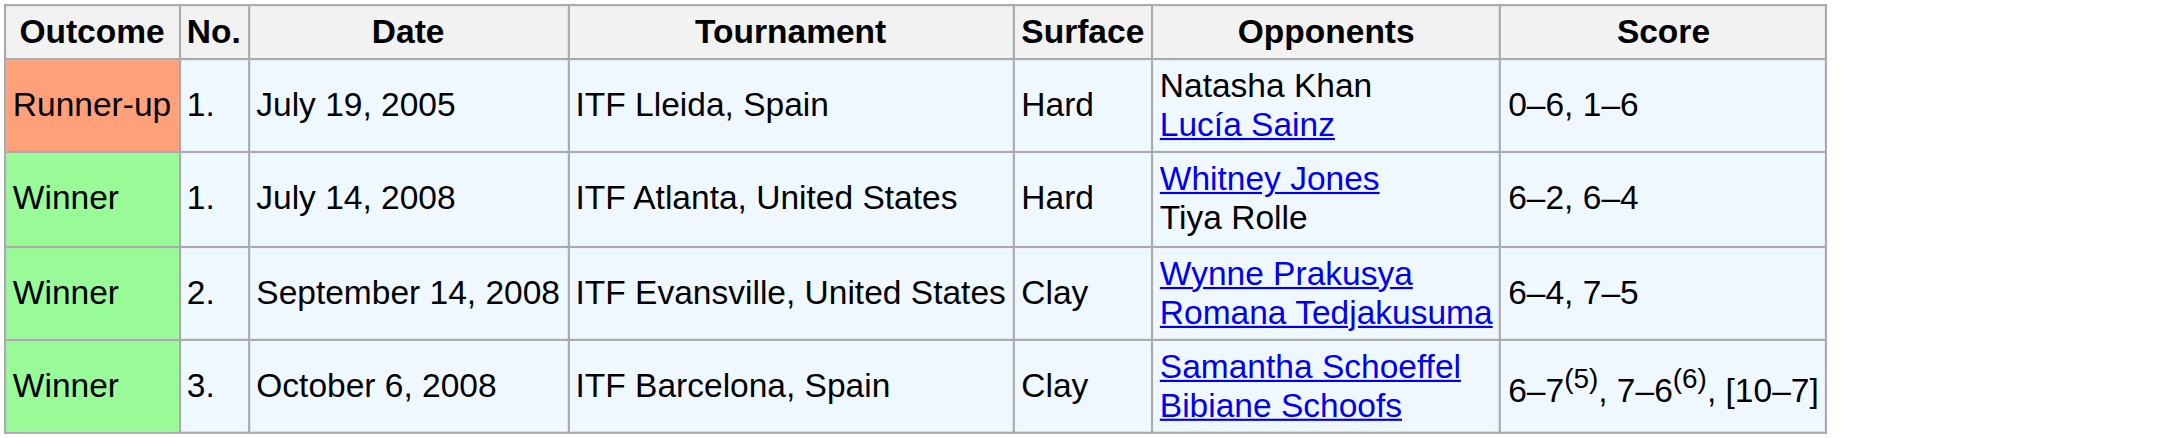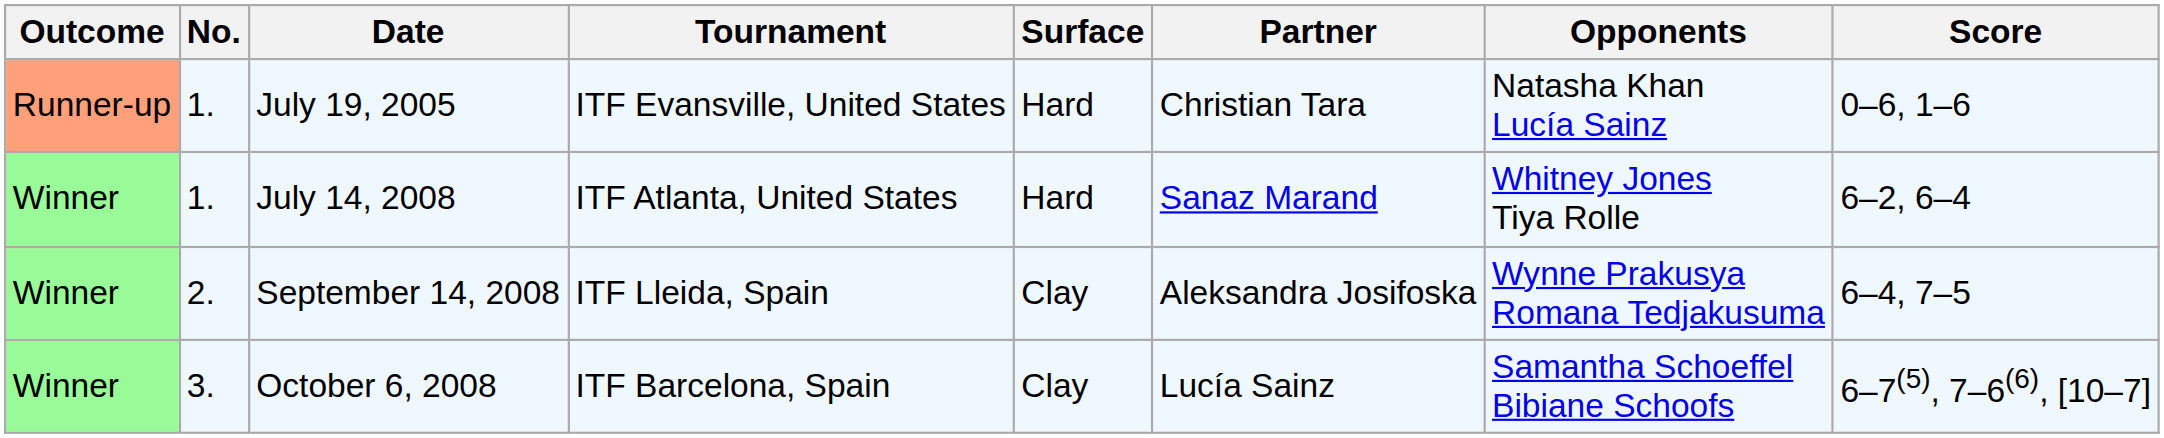+ column: (1318, 31)
(702, 105) ITF Lleida, Spain -> (791, 105) ITF Evansville, United States
(791, 291) ITF Evansville, United States -> (702, 291) ITF Lleida, Spain
